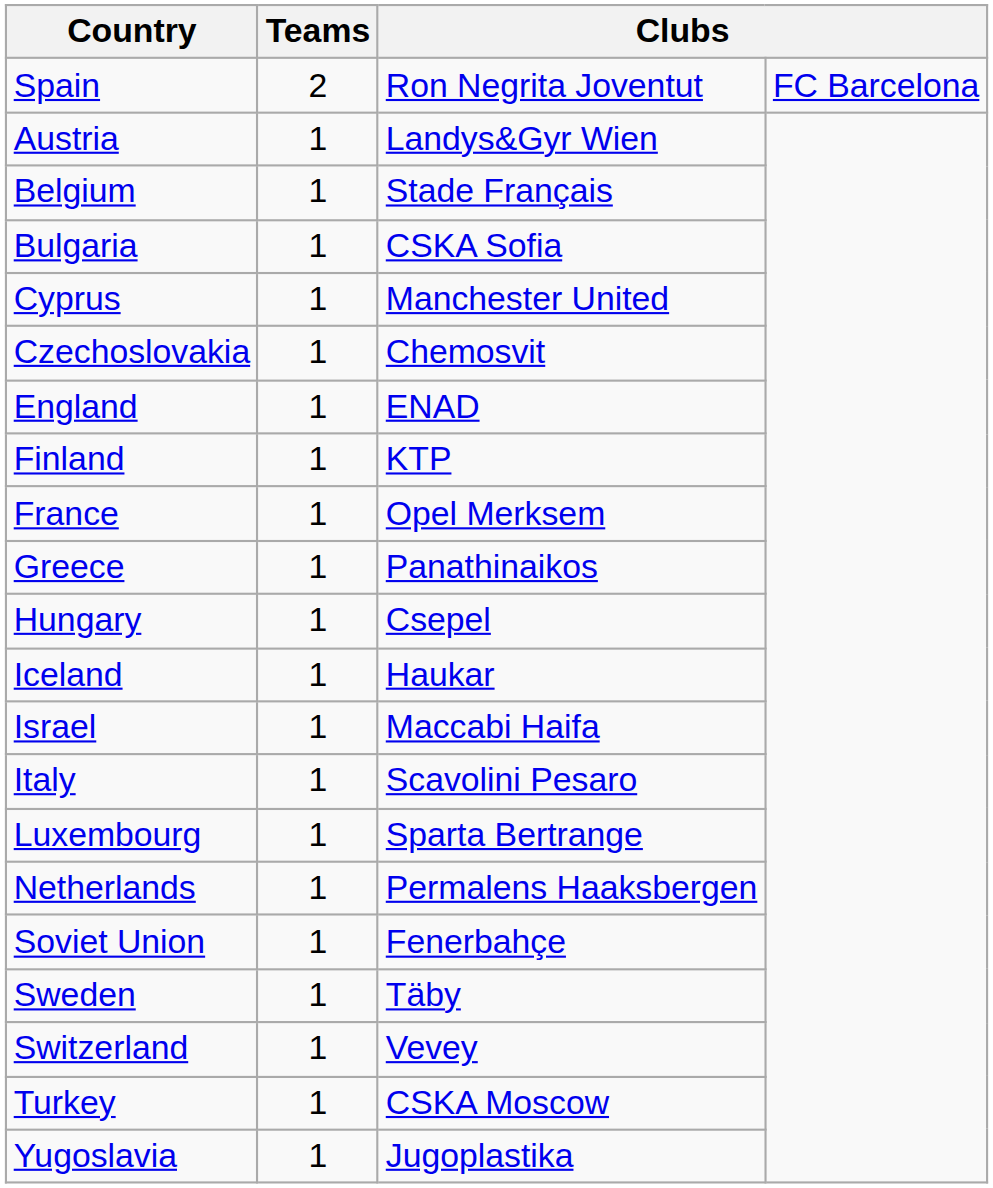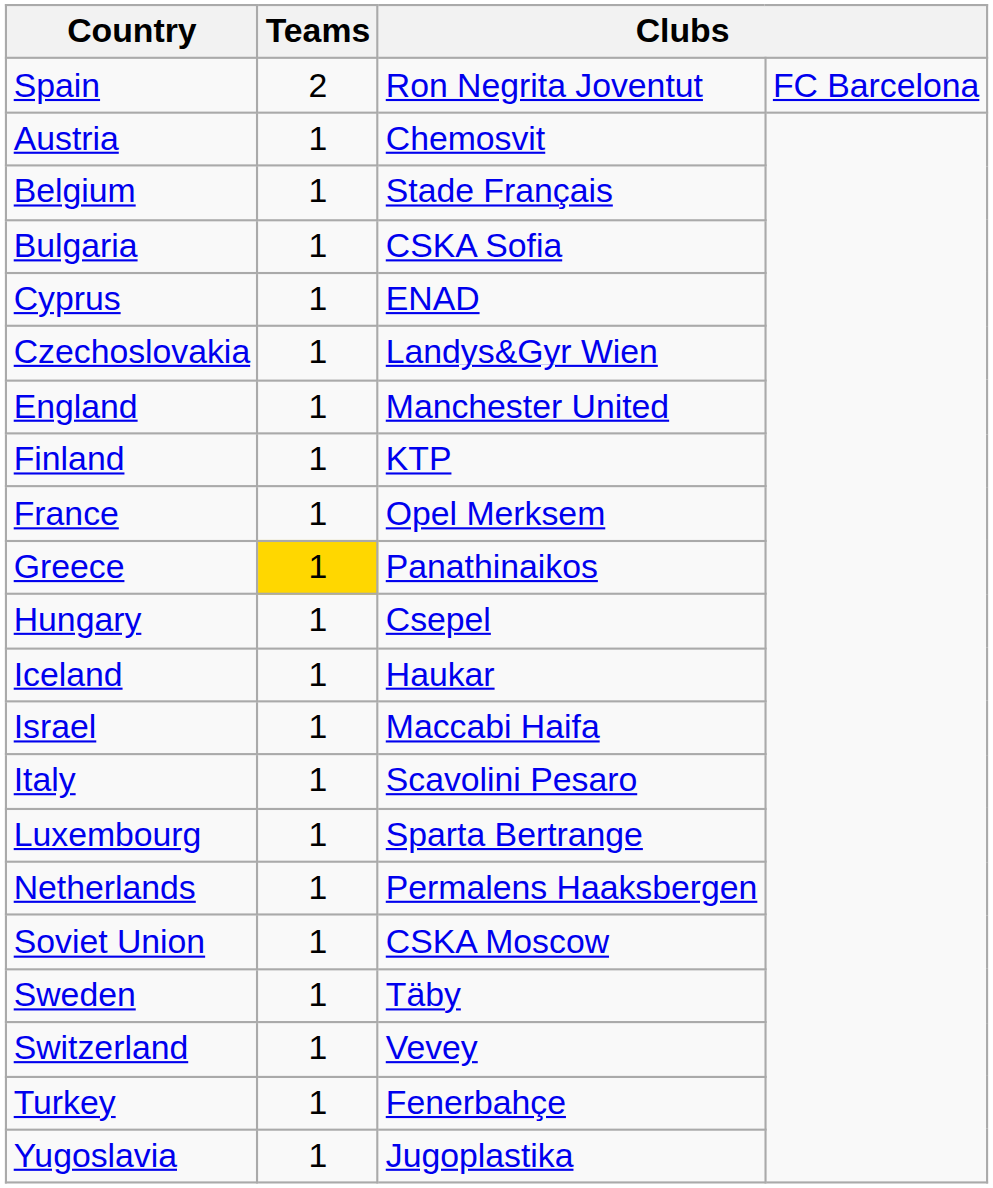(522, 138) Landys&Gyr Wien -> (466, 138) Chemosvit
(527, 298) Manchester United -> (433, 298) ENAD
(466, 352) Chemosvit -> (522, 352) Landys&Gyr Wien
(433, 406) ENAD -> (527, 406) Manchester United
(318, 566) no background -> (318, 566) gold background
(476, 941) Fenerbahçe -> (497, 941) CSKA Moscow
(497, 1102) CSKA Moscow -> (476, 1102) Fenerbahçe
